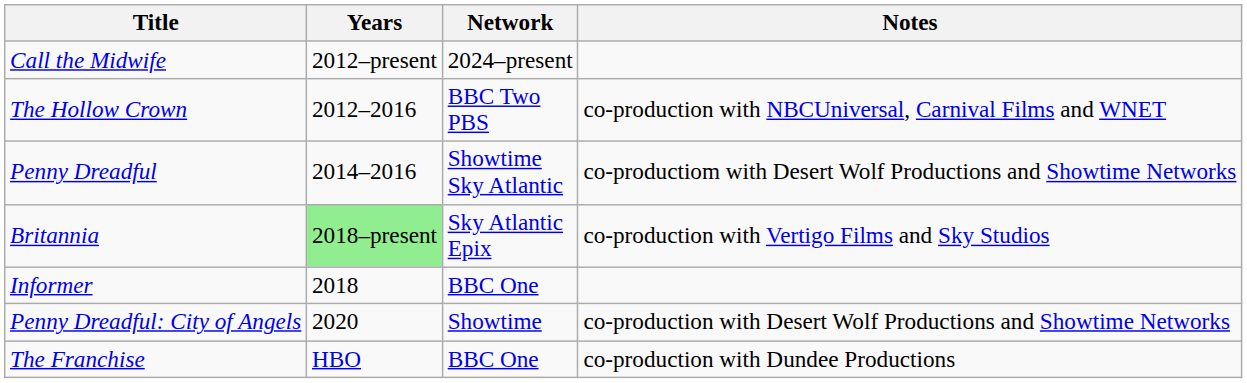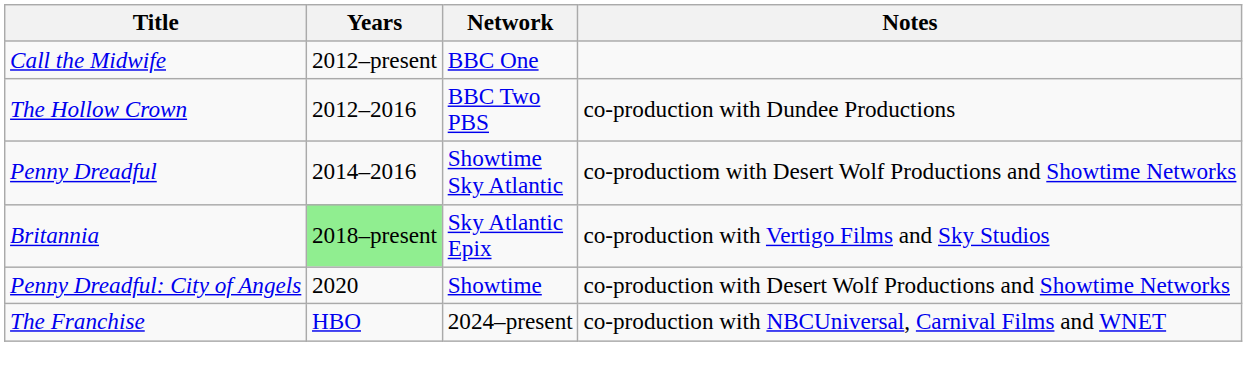(510, 59) 2024–present -> (493, 59) BBC One
(875, 109) co-production with NBCUniversal, Carnival Films and WNET -> (769, 109) co-production with Dundee Productions
- row: (51, 285)
(493, 358) BBC One -> (510, 321) 2024–present
(769, 358) co-production with Dundee Productions -> (875, 321) co-production with NBCUniversal, Carnival Films and WNET
